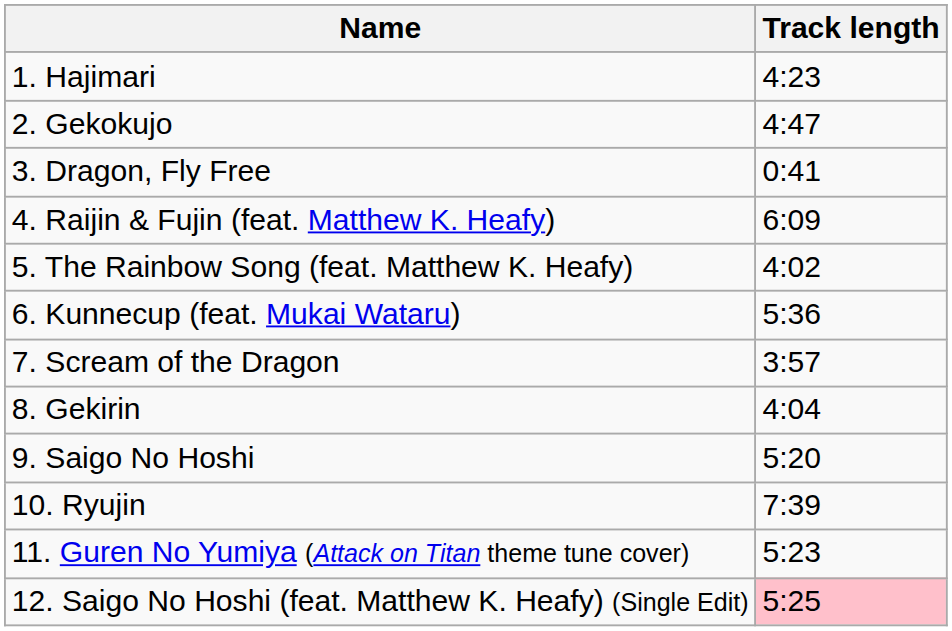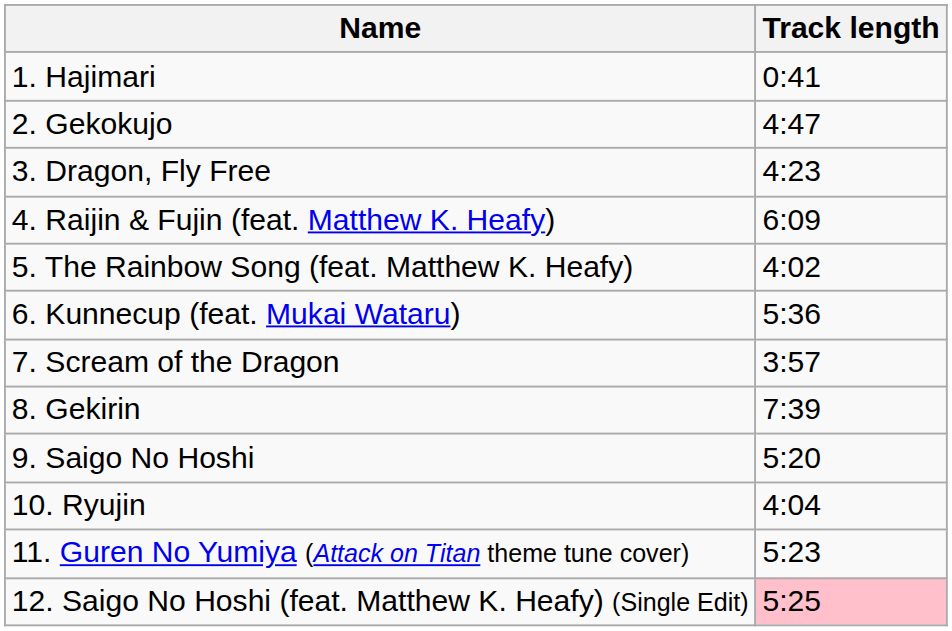(792, 76) 4:23 -> (792, 76) 0:41
(792, 171) 0:41 -> (792, 171) 4:23
(792, 409) 4:04 -> (792, 409) 7:39
(792, 505) 7:39 -> (792, 505) 4:04
